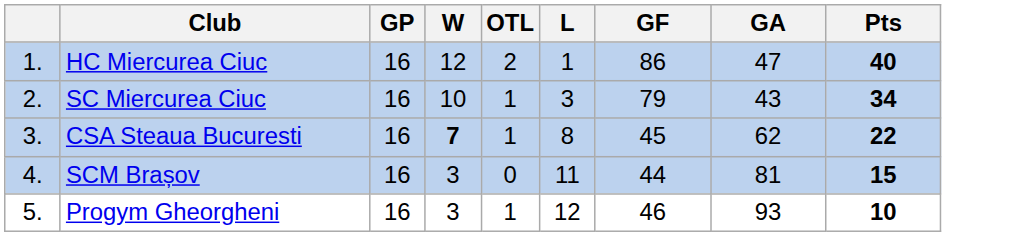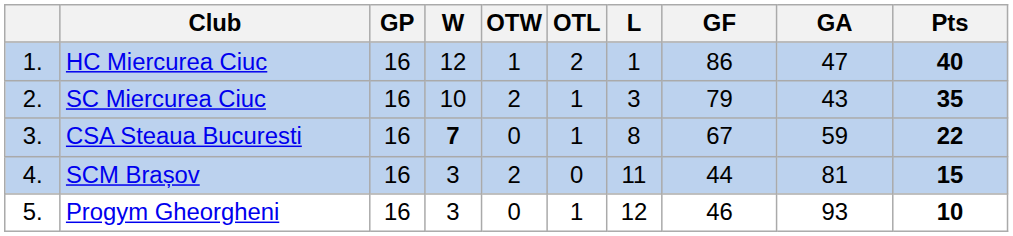+ column: (514, 23)
(883, 99) 34 -> (950, 99) 35
(653, 136) 45 -> (719, 136) 67
(768, 136) 62 -> (835, 136) 59
